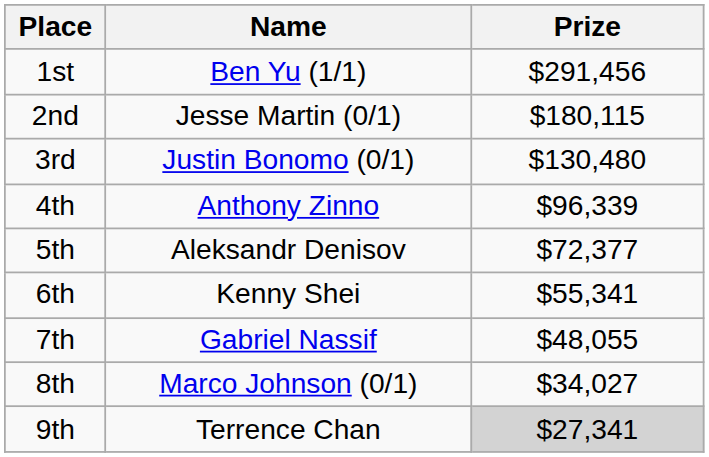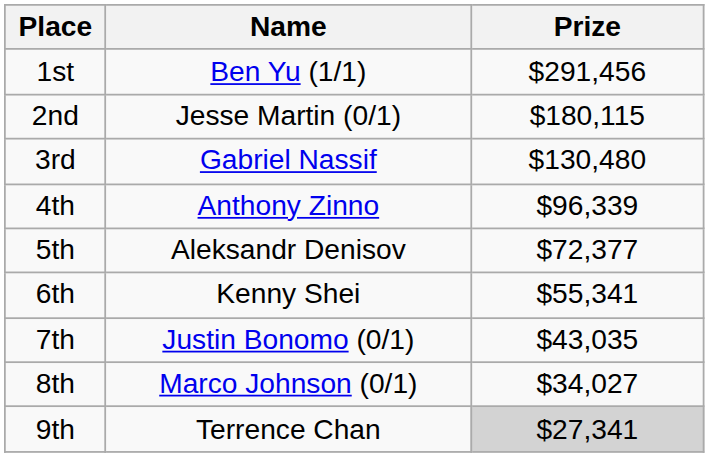(288, 160) Justin Bonomo (0/1) -> (288, 160) Gabriel Nassif
(288, 339) Gabriel Nassif -> (288, 339) Justin Bonomo (0/1)
(587, 339) $48,055 -> (587, 339) $43,035
